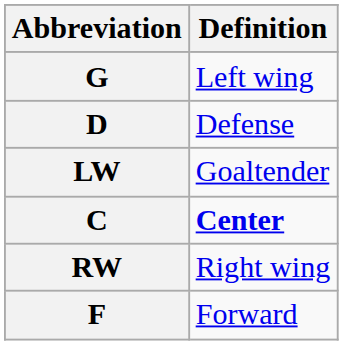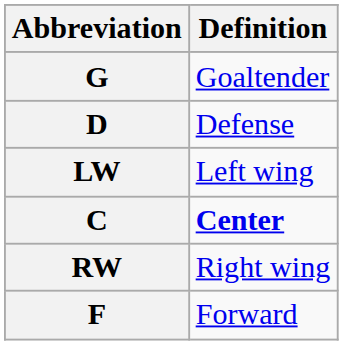(255, 76) Left wing -> (262, 76) Goaltender
(262, 171) Goaltender -> (255, 171) Left wing
